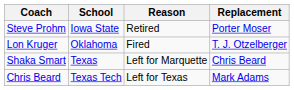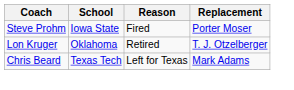(143, 28) Retired -> (138, 28) Fired
(138, 45) Fired -> (143, 45) Retired
- row: (36, 61)
